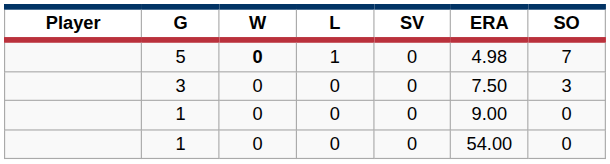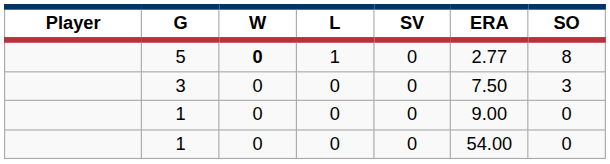(489, 57) 4.98 -> (489, 57) 2.77
(567, 57) 7 -> (567, 57) 8
